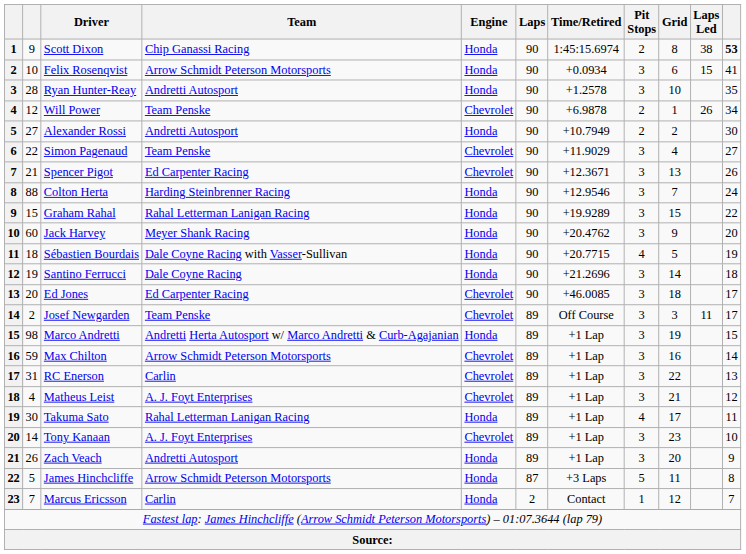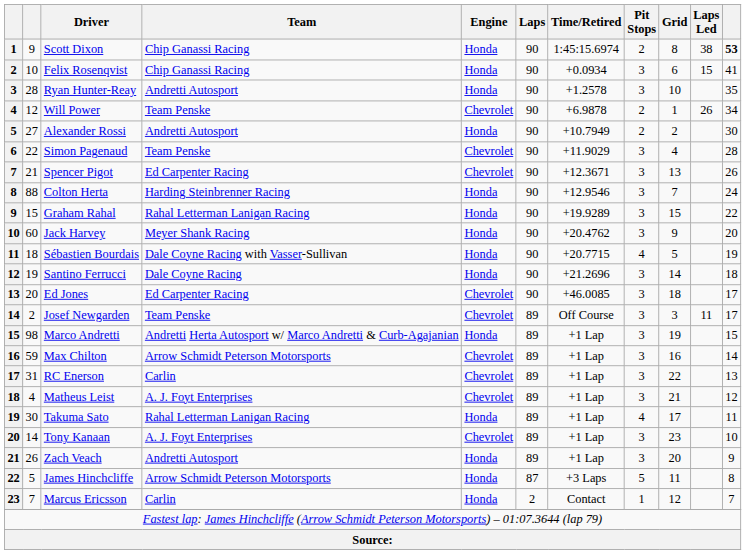(238, 69) Arrow Schmidt Peterson Motorsports -> (197, 69) Chip Ganassi Racing
(731, 151) 27 -> (731, 151) 28
